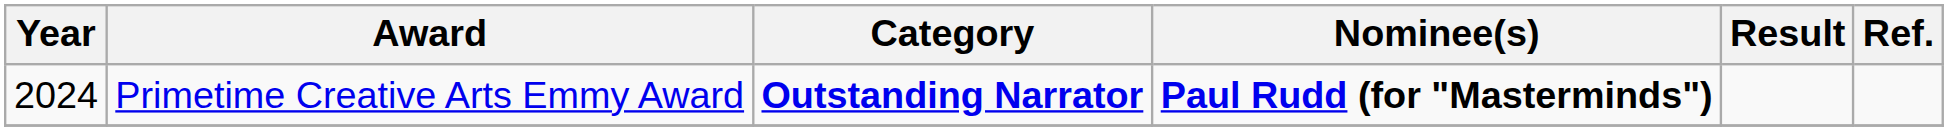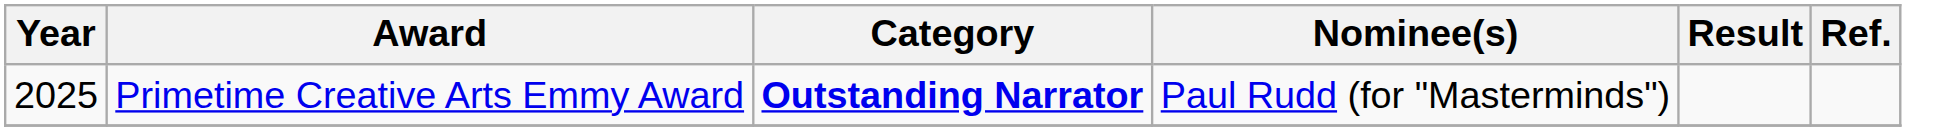(56, 94) 2024 -> (56, 94) 2025
(1437, 94) bold -> (1415, 94) normal
